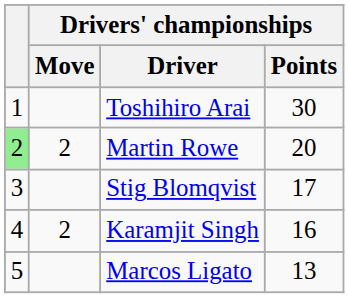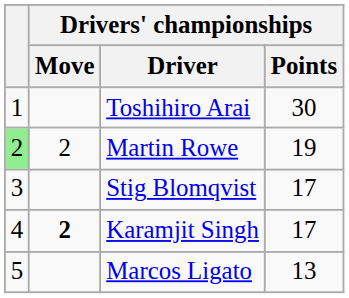(304, 147) 20 -> (304, 147) 19
(65, 229) normal -> (65, 229) bold
(304, 229) 16 -> (304, 229) 17
